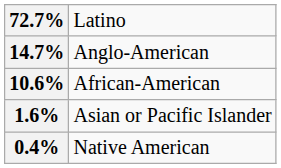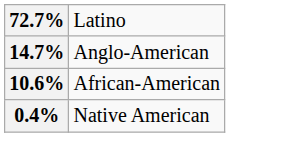- row: (37, 115)
